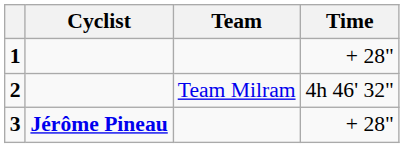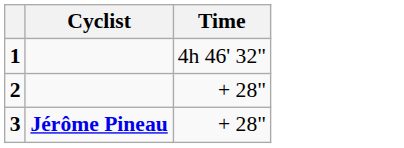- column: (237, 21)
(370, 55) + 28" -> (222, 55) 4h 46' 32"
(350, 90) 4h 46' 32" -> (242, 90) + 28"
